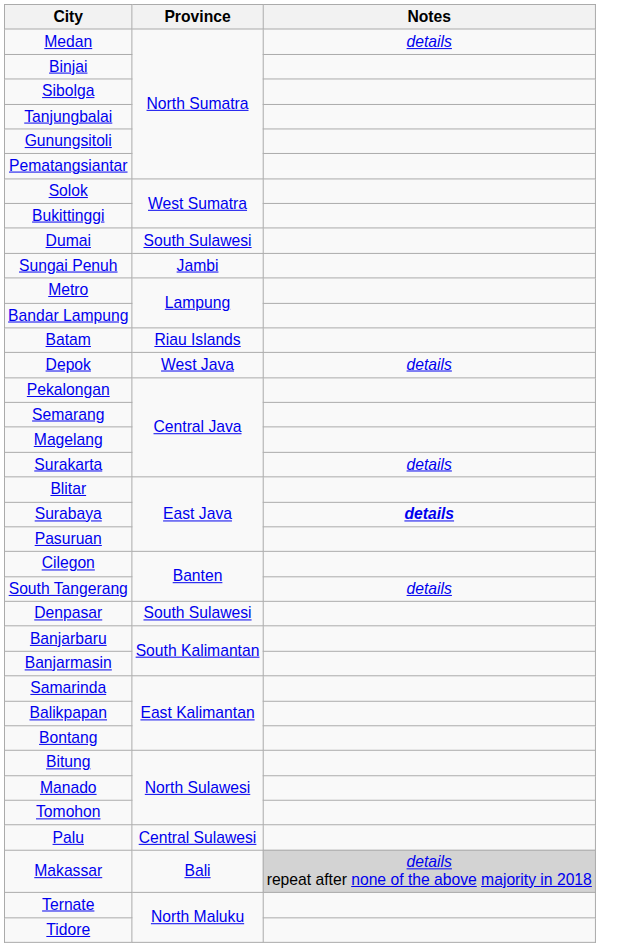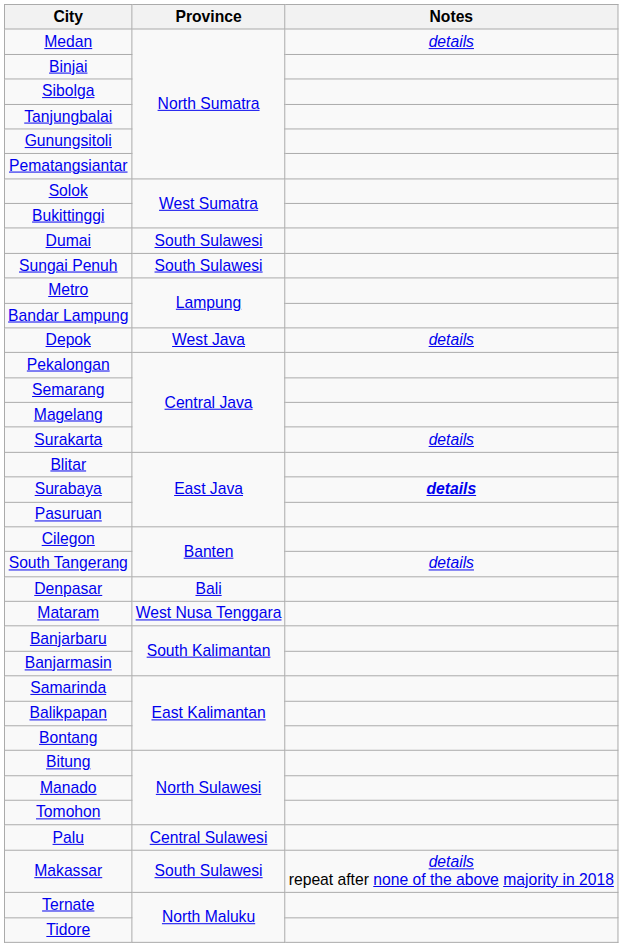(198, 265) Jambi -> (209, 265) South Sulawesi
- row: (68, 340)
(198, 613) South Sulawesi -> (209, 588) Bali
+ row: (68, 613)
(198, 871) Bali -> (209, 871) South Sulawesi
(429, 871) lightgrey background -> (451, 871) no background
